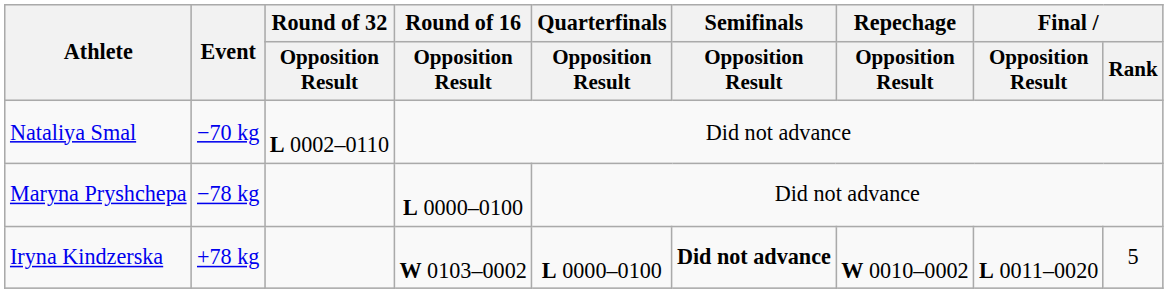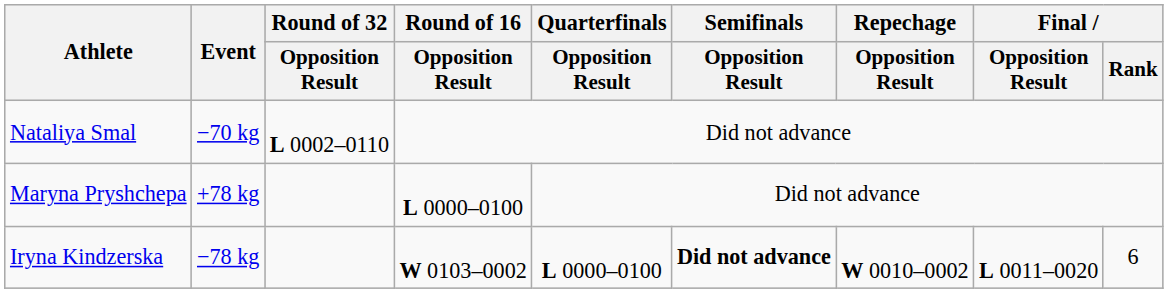(228, 194) −78 kg -> (228, 194) +78 kg
(228, 257) +78 kg -> (228, 257) −78 kg
(1133, 257) 5 -> (1133, 257) 6
